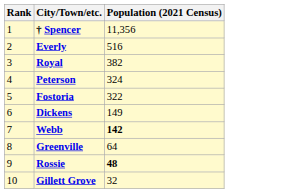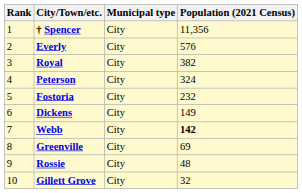+ column: (141, 12)
(115, 46) 516 -> (188, 46) 576
(115, 96) 322 -> (188, 96) 232
(112, 146) 64 -> (185, 146) 69
(112, 163) bold -> (185, 163) normal
